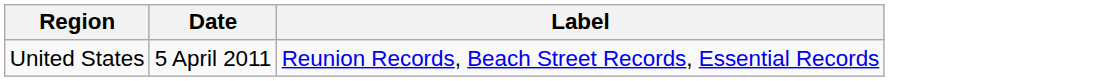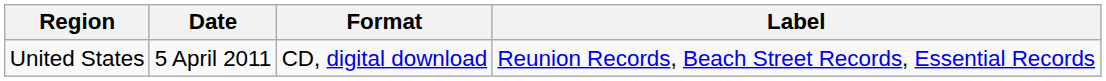+ column: (384, 22)
